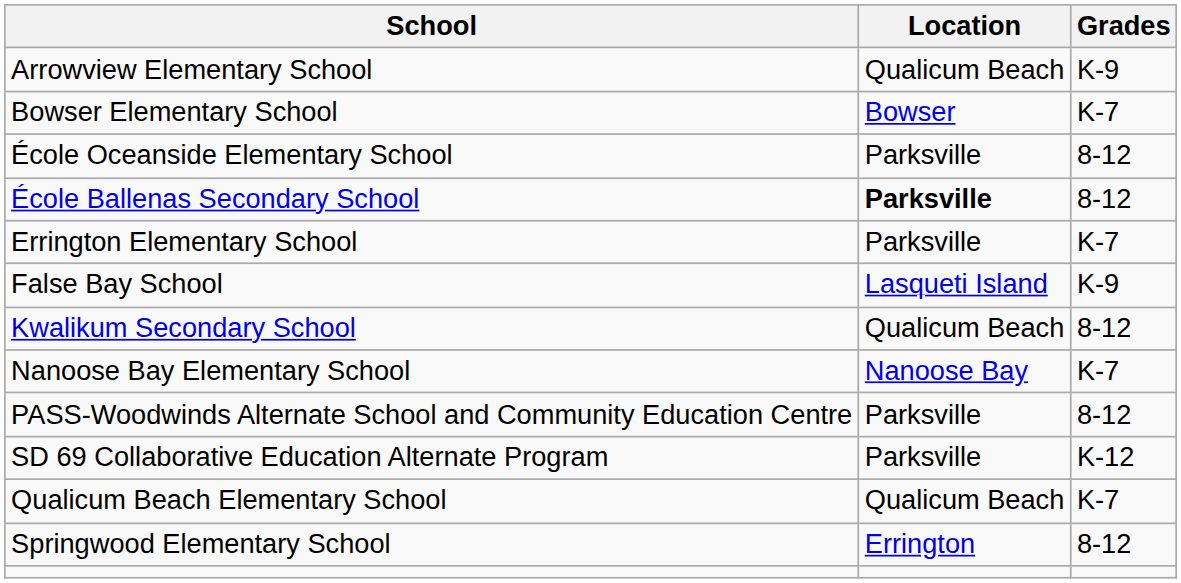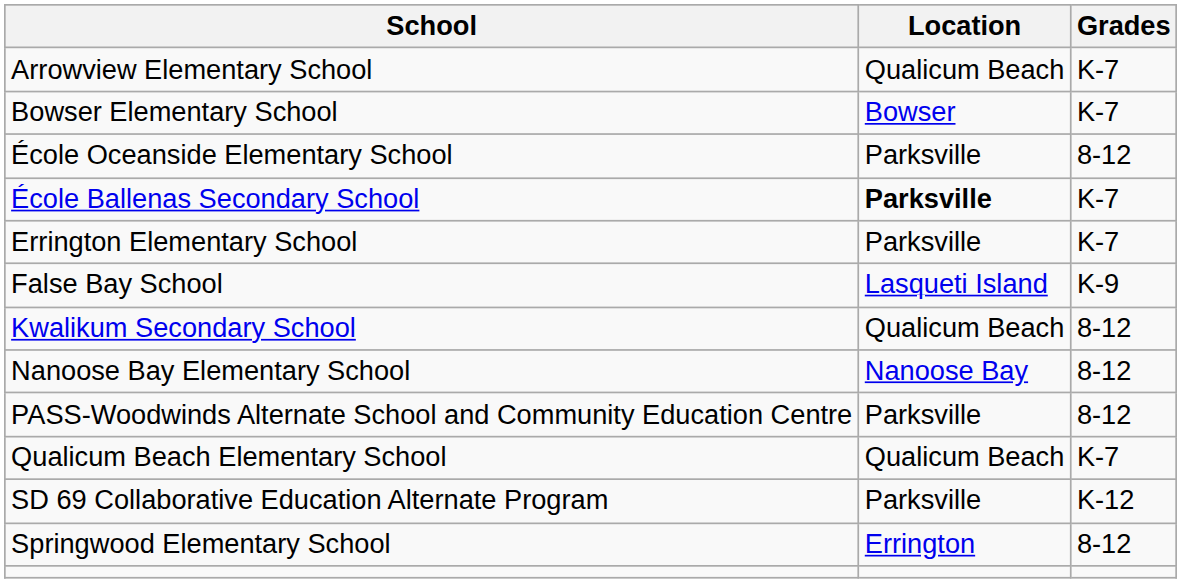(1098, 69) K-9 -> (1098, 69) K-7
(1104, 198) 8-12 -> (1098, 198) K-7
(1098, 371) K-7 -> (1104, 371) 8-12
rows swapped: (229, 500) <-> (310, 457)
